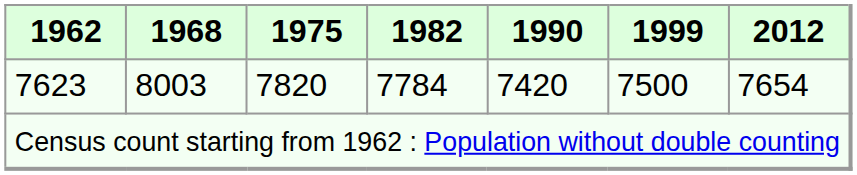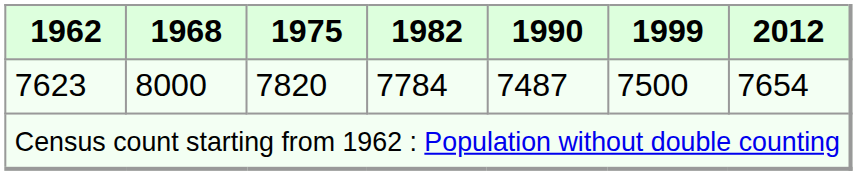(171, 85) 8003 -> (171, 85) 8000
(532, 85) 7420 -> (532, 85) 7487
